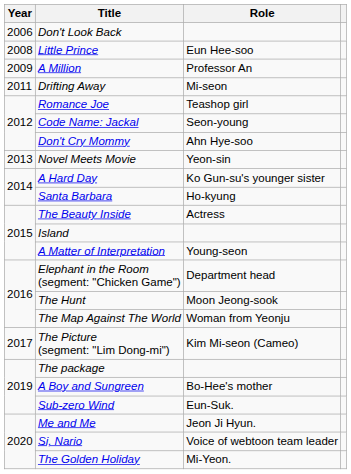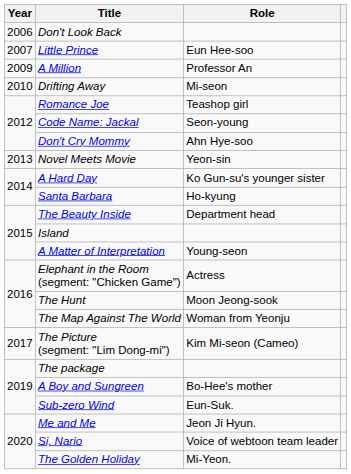(20, 50) 2008 -> (20, 50) 2007
(19, 86) 2011 -> (20, 86) 2010
(205, 214) Actress -> (231, 214) Department head
(231, 275) Department head -> (205, 275) Actress
